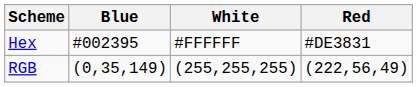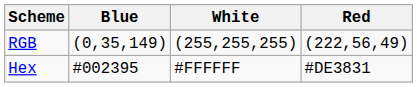rows swapped: (23, 69) <-> (23, 43)
